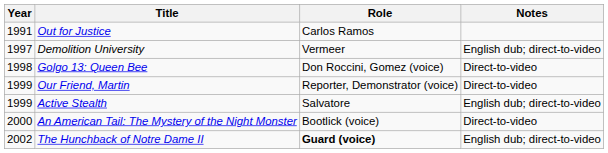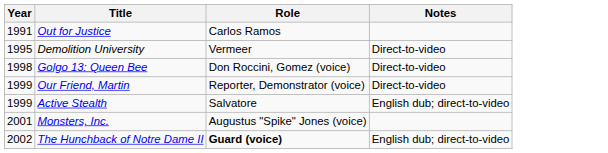(20, 49) 1997 -> (20, 49) 1995
(532, 49) English dub; direct-to-video -> (409, 49) Direct-to-video
- row: (167, 121)
+ row: (73, 121)
